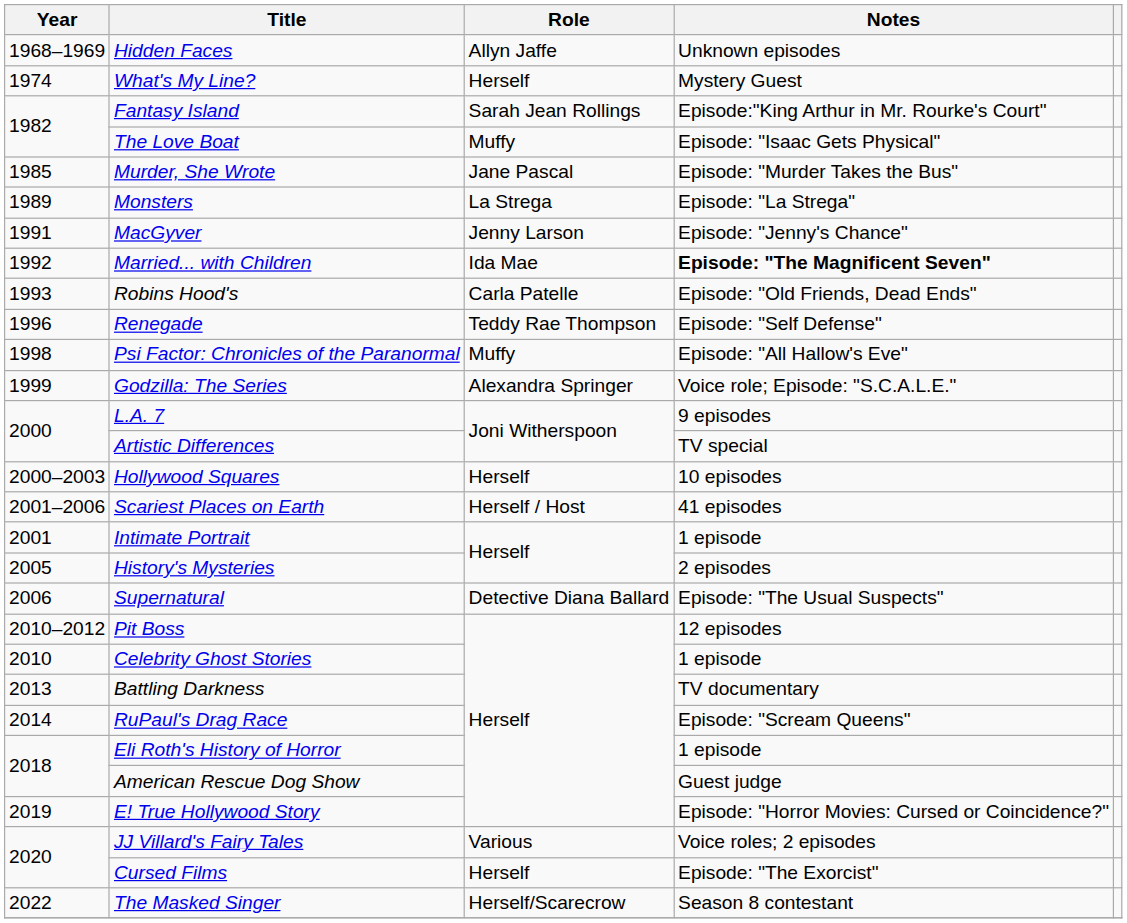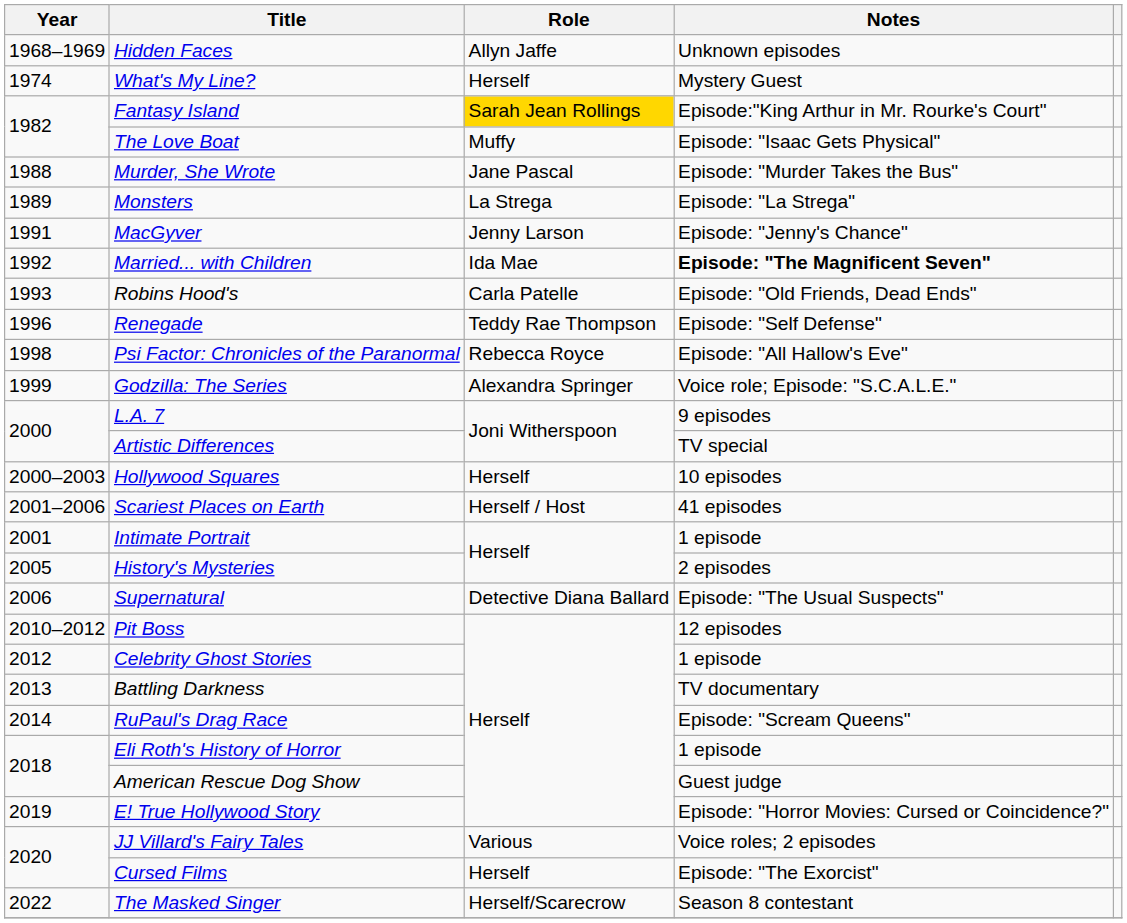(555, 111) no background -> (555, 111) gold background
(30, 171) 1985 -> (30, 171) 1988
(492, 354) Muffy -> (536, 354) Rebecca Royce
(30, 659) 2010 -> (30, 659) 2012
